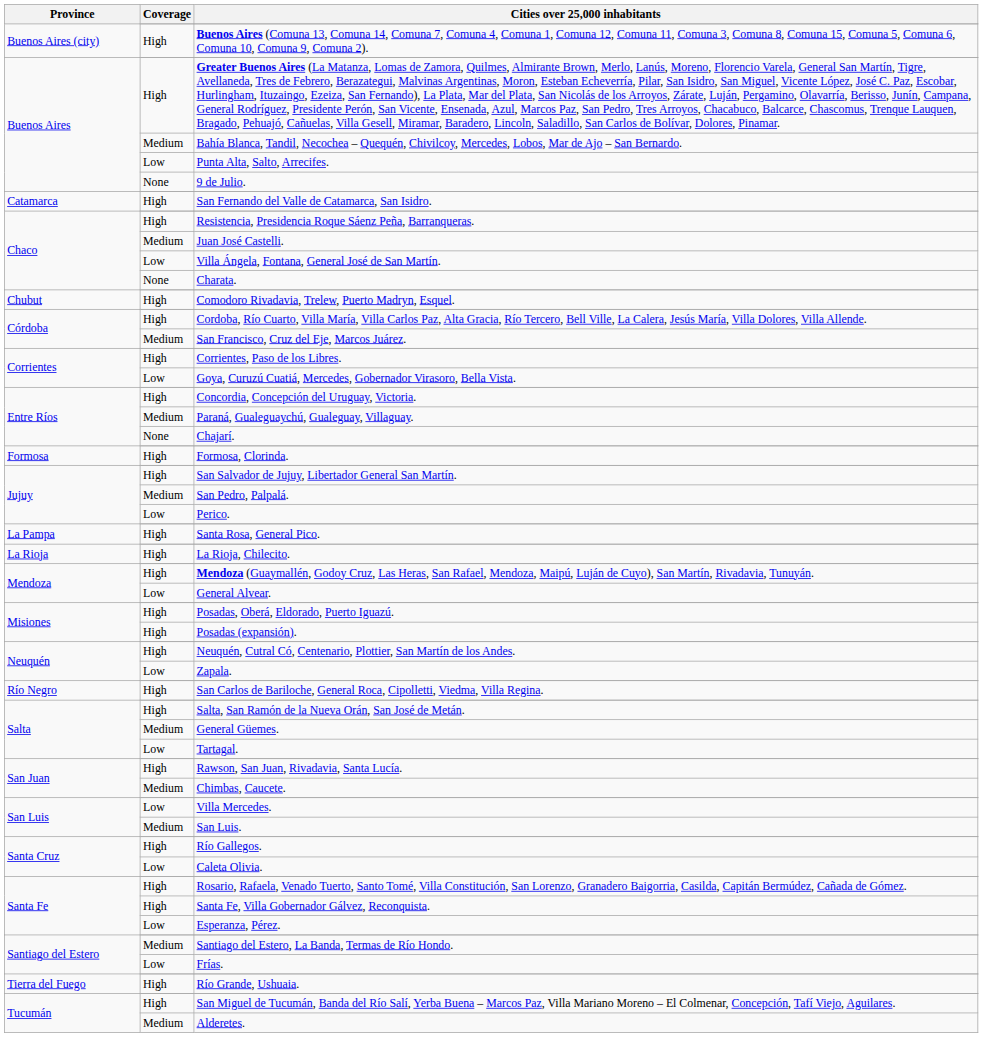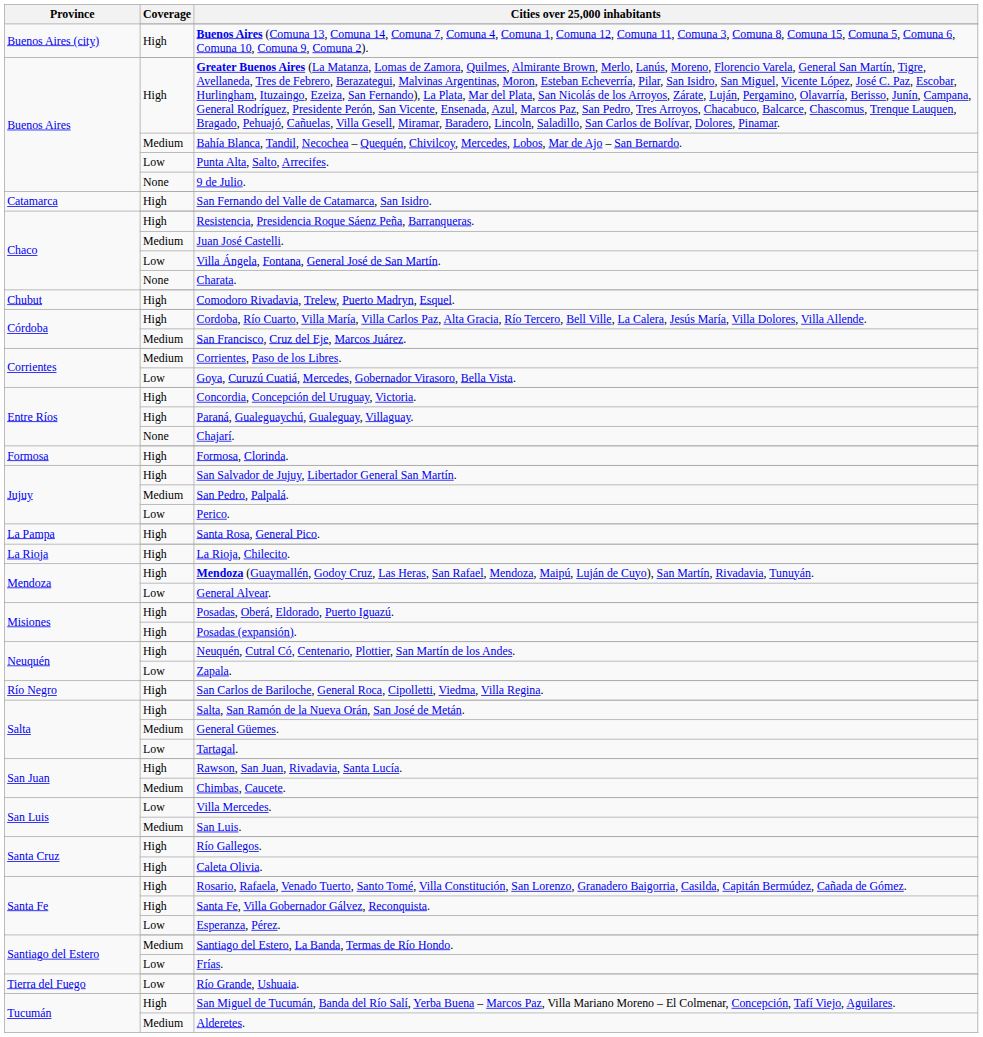(155, 358) High -> (163, 358) Medium
(163, 416) Medium -> (155, 416) High
(154, 866) Low -> (155, 866) High
(155, 983) High -> (154, 983) Low
